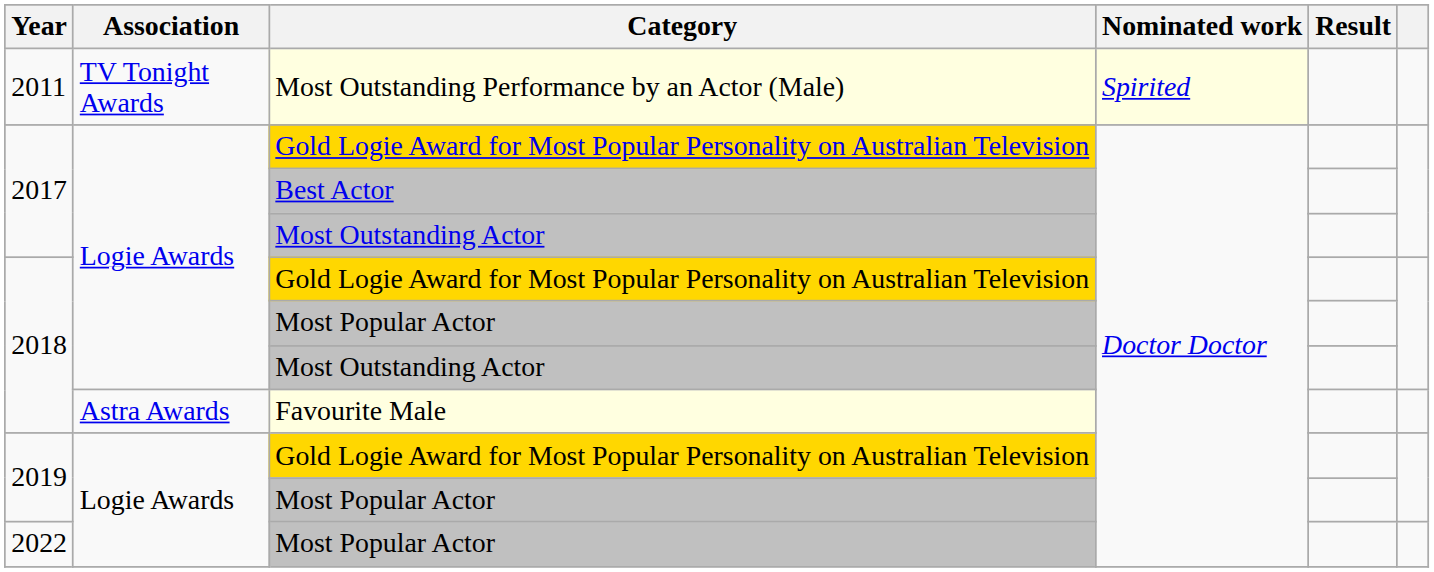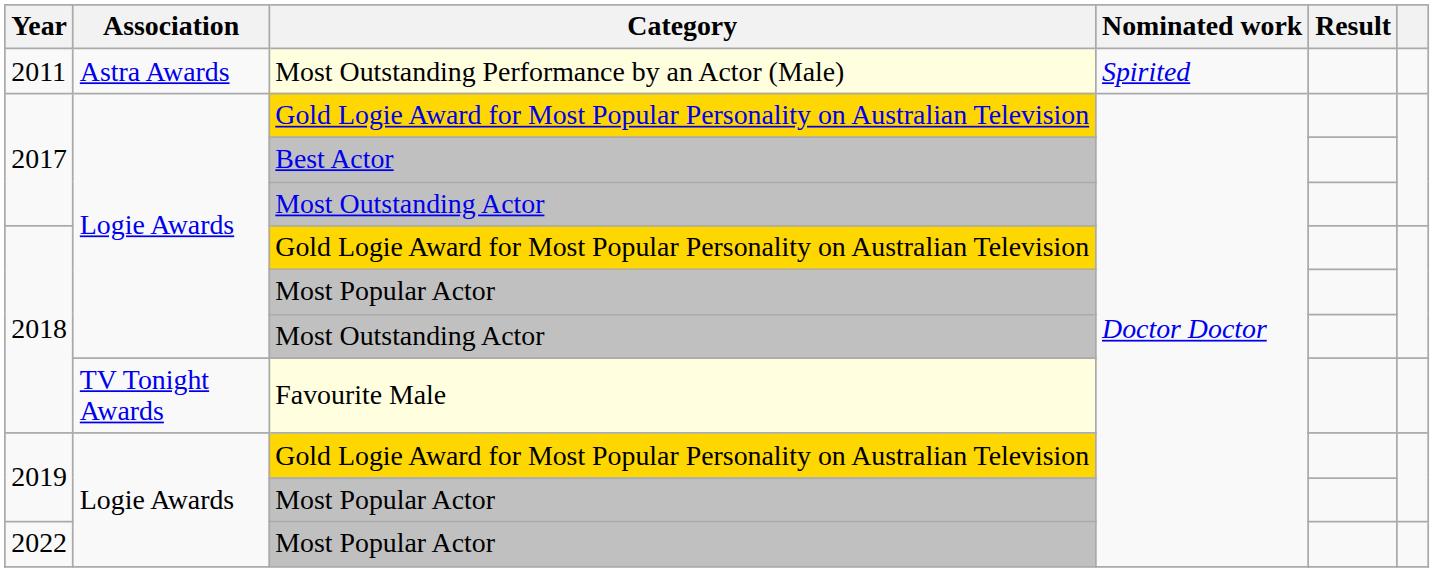(144, 86) TV Tonight Awards -> (155, 70) Astra Awards
(1146, 86) lightyellow background -> (1146, 70) no background
(155, 411) Astra Awards -> (144, 395) TV Tonight Awards
